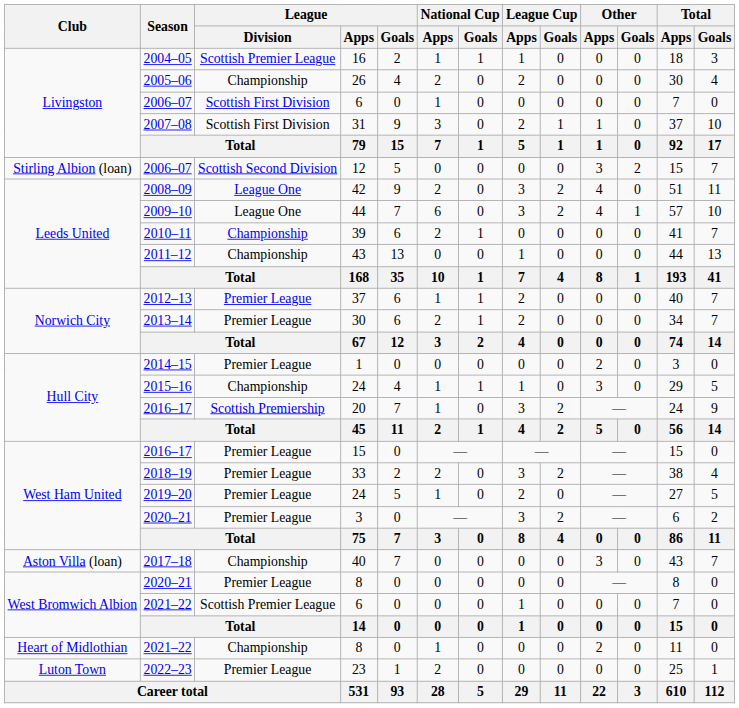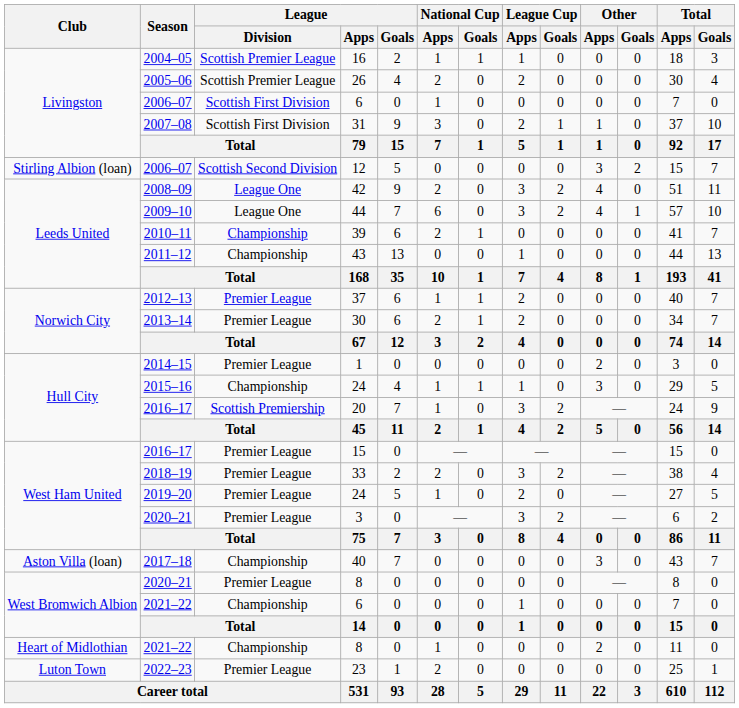(268, 80) Championship -> (268, 80) Scottish Premier League
(268, 604) Scottish Premier League -> (268, 604) Championship
